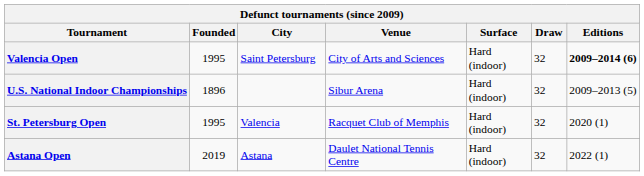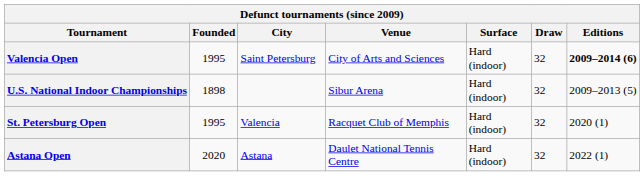(214, 90) 1896 -> (214, 90) 1898
(214, 155) 2019 -> (214, 155) 2020
